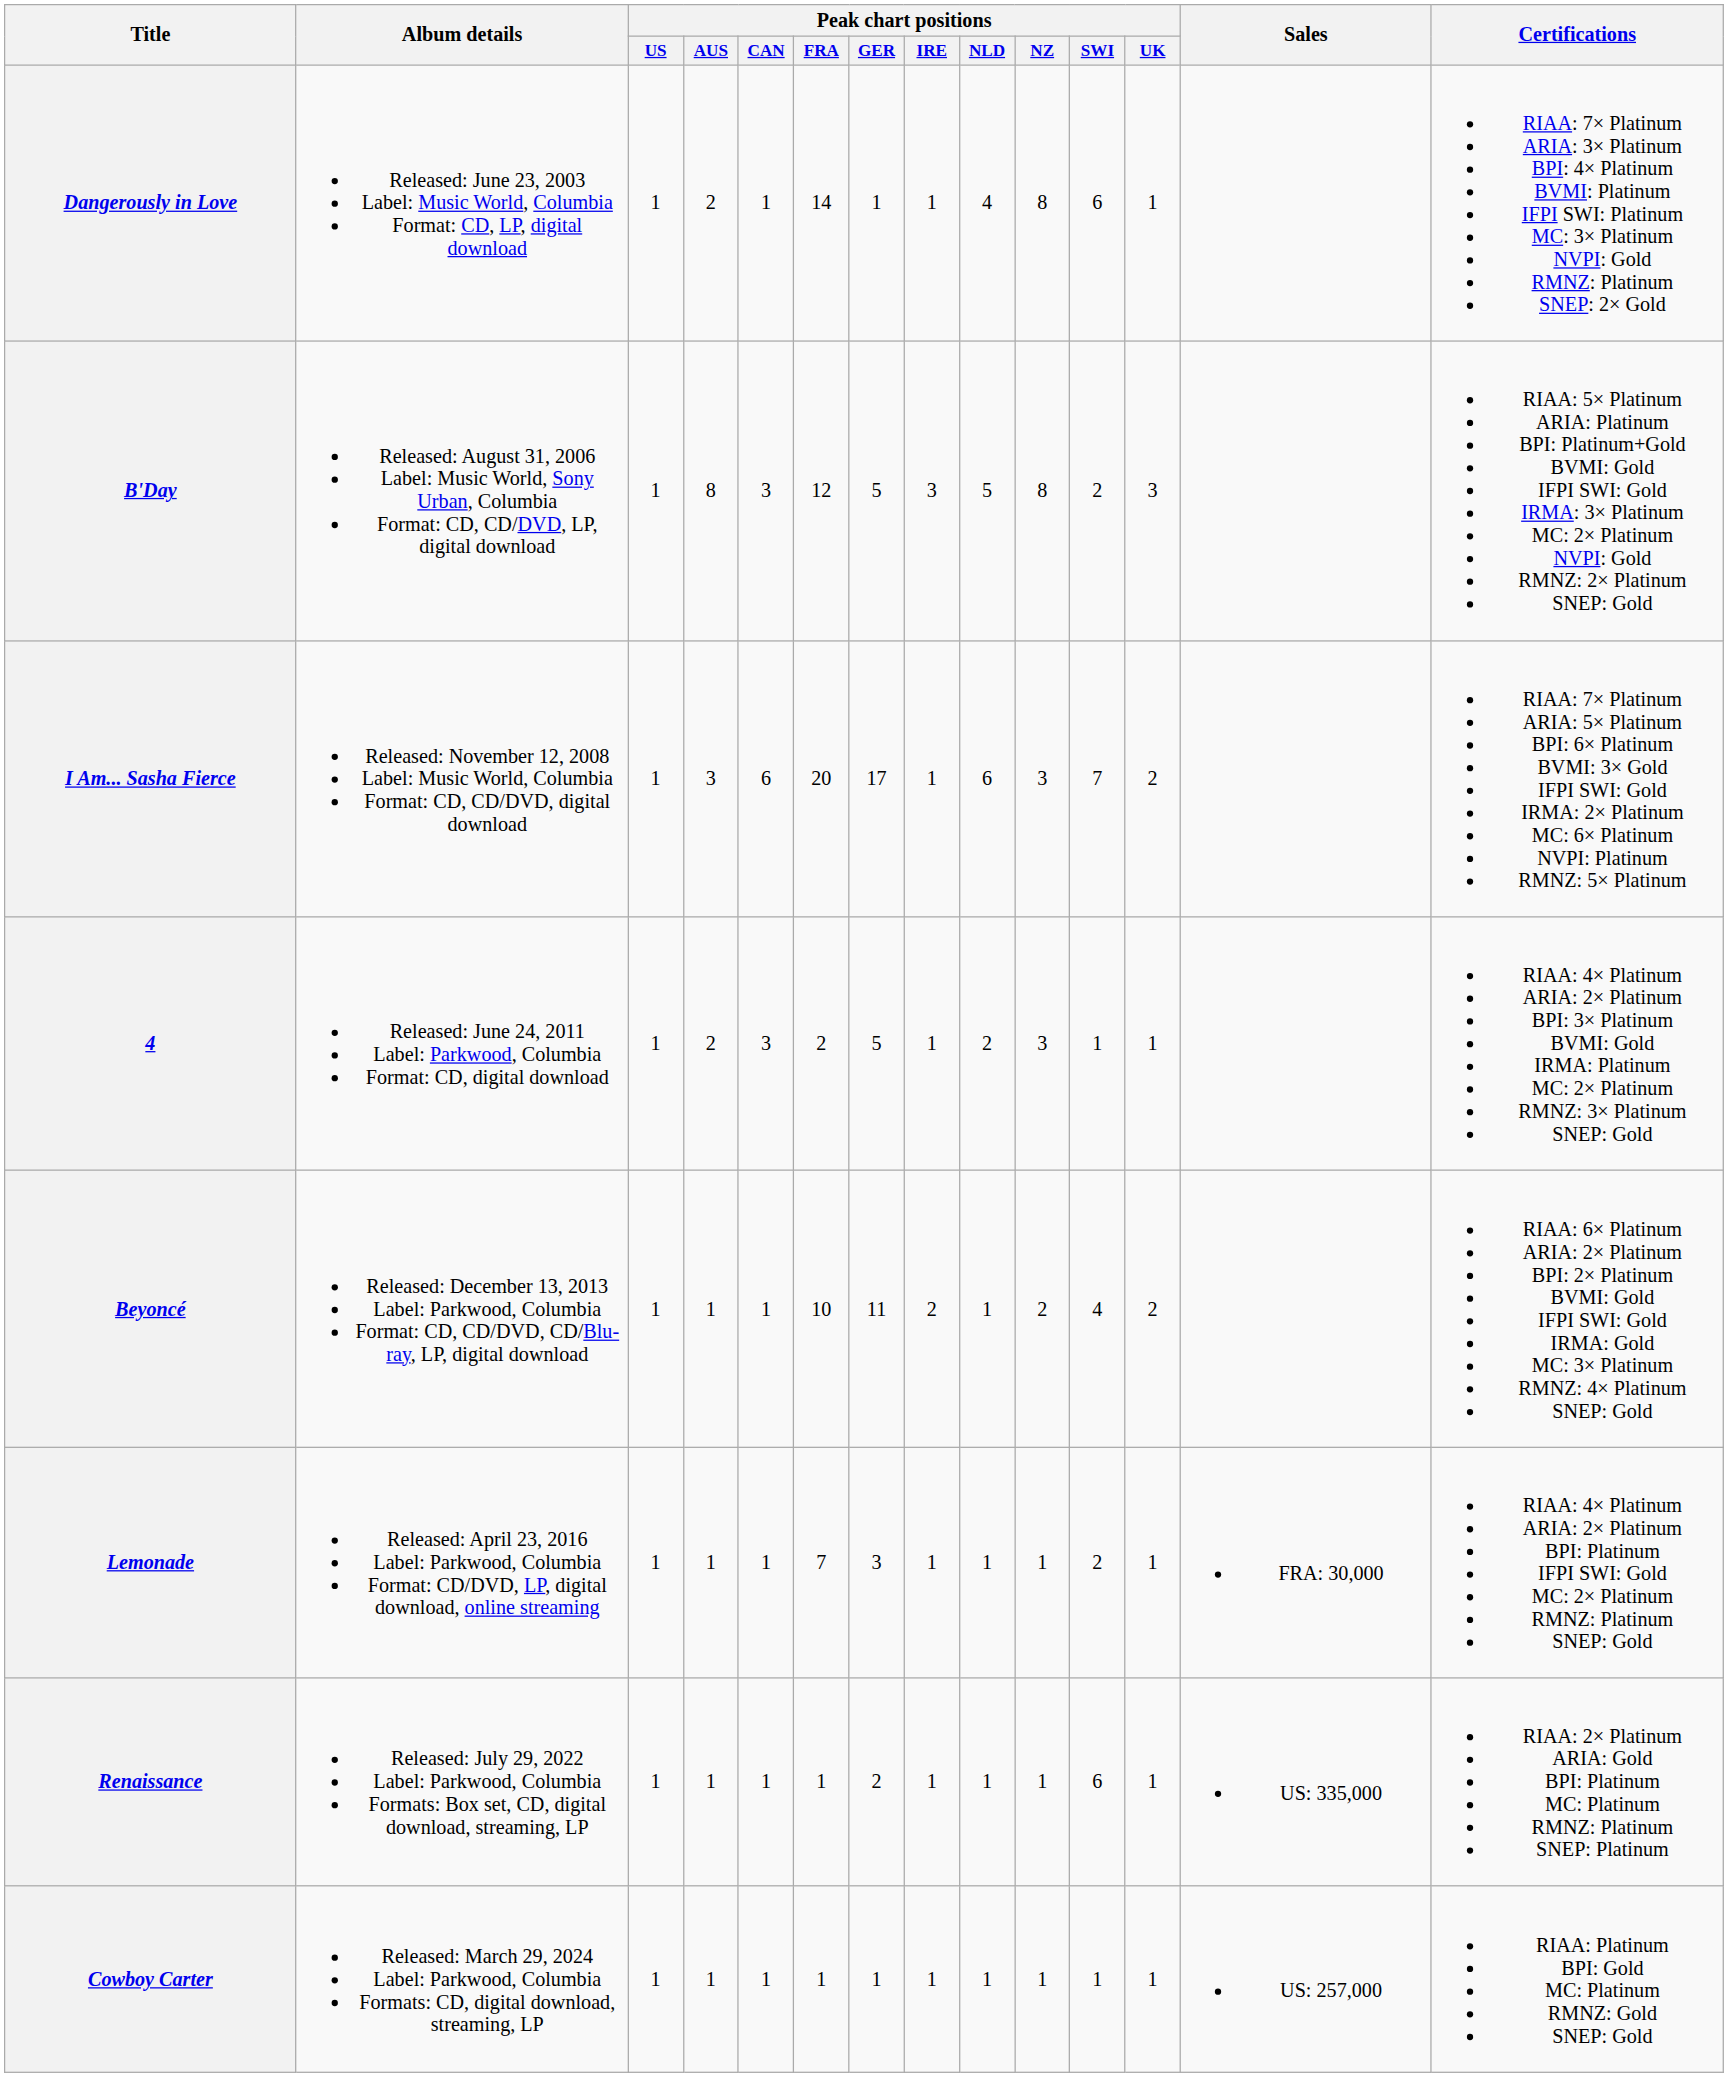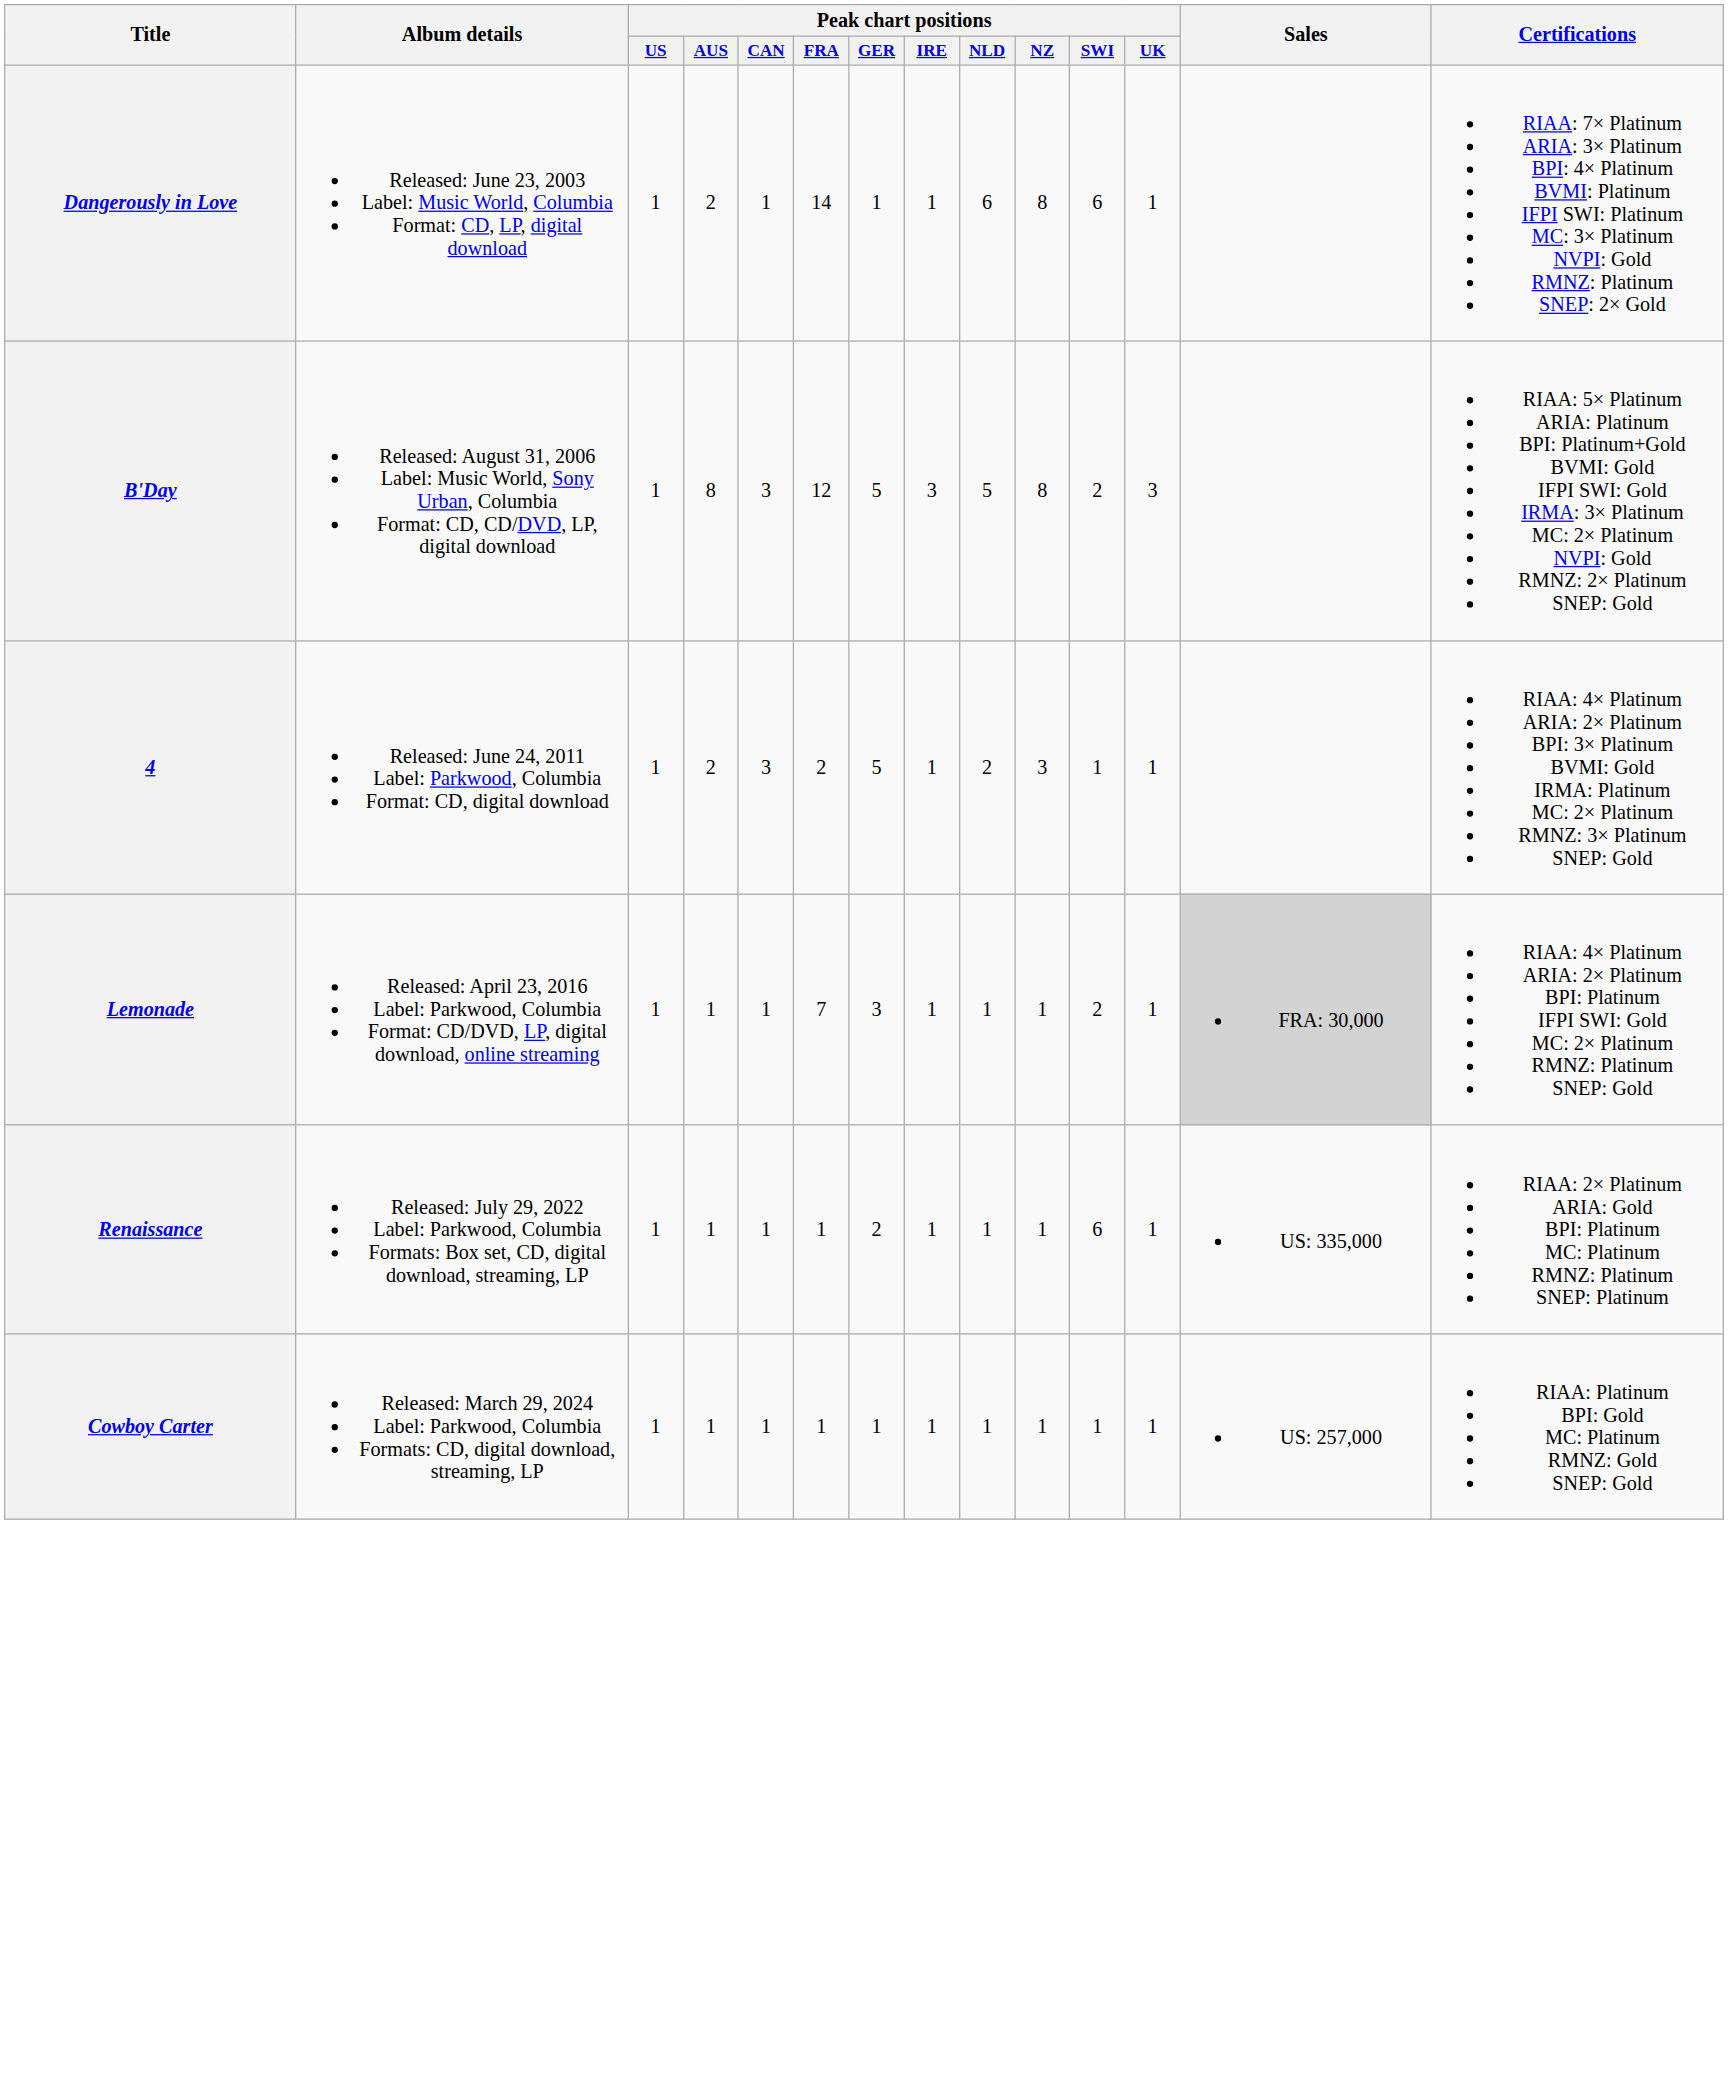(987, 202) 4 -> (987, 202) 6
- row: (150, 778)
- row: (150, 1308)
(1306, 1574) no background -> (1306, 1021) lightgrey background
